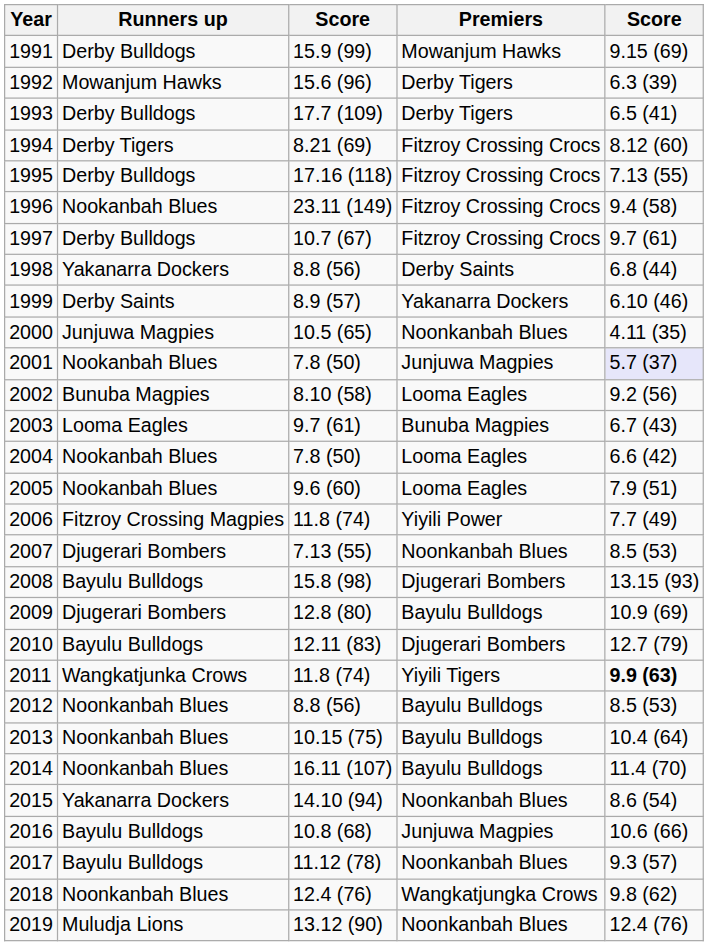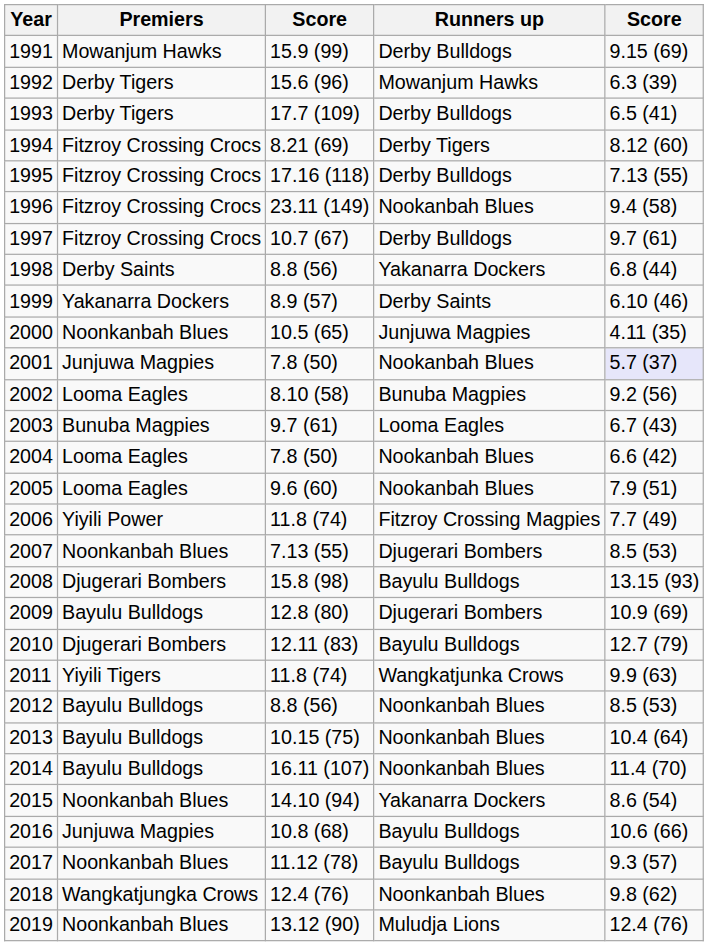columns swapped: (501, 20) <-> (173, 20)
(643, 675) bold -> (643, 675) normal
